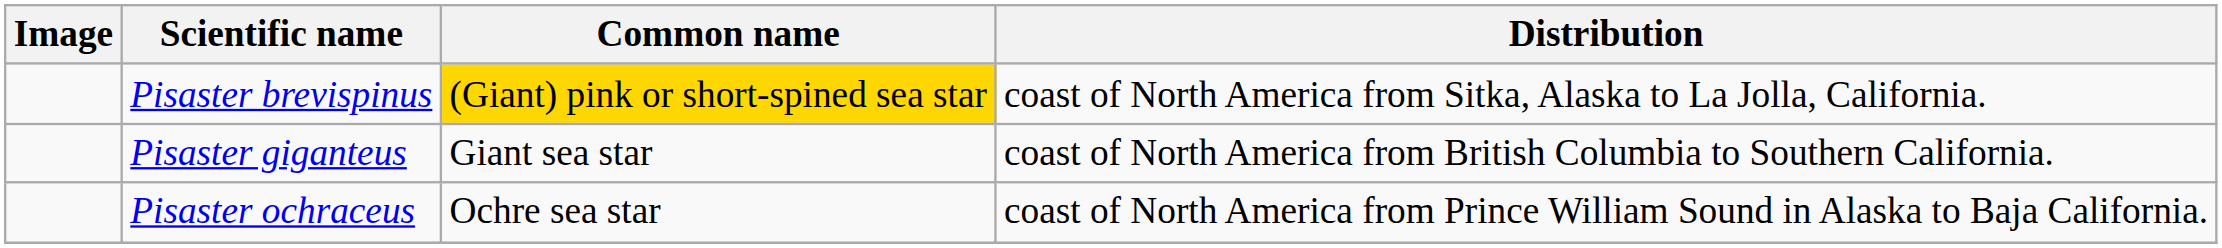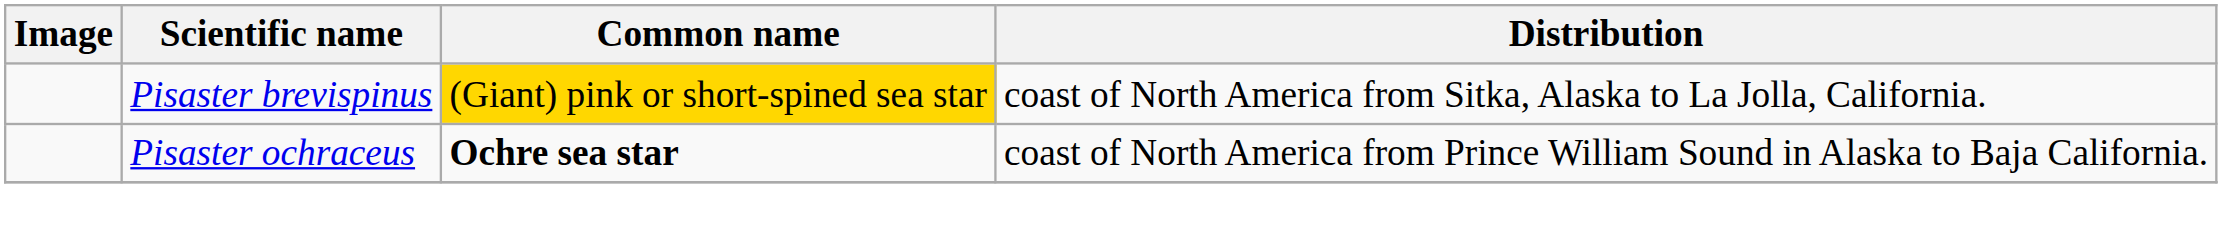- row: (269, 152)
(555, 211) normal -> (564, 152) bold
